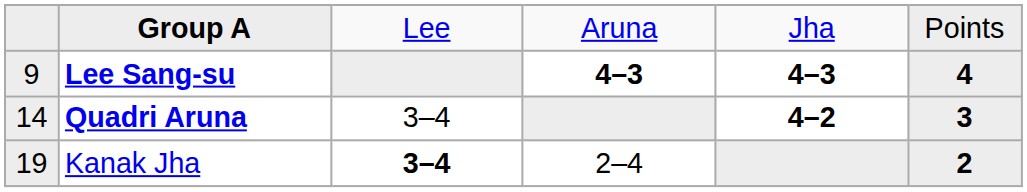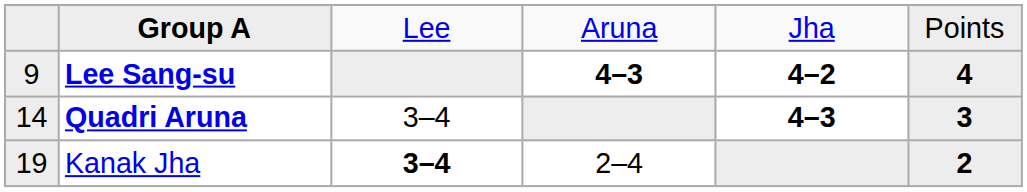(812, 73) 4–3 -> (812, 73) 4–2
(812, 119) 4–2 -> (812, 119) 4–3
